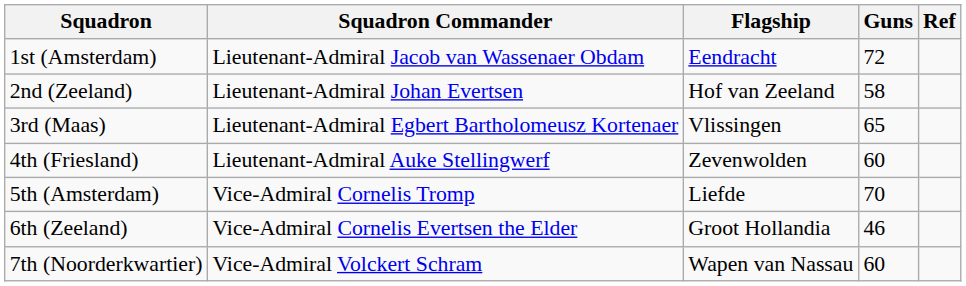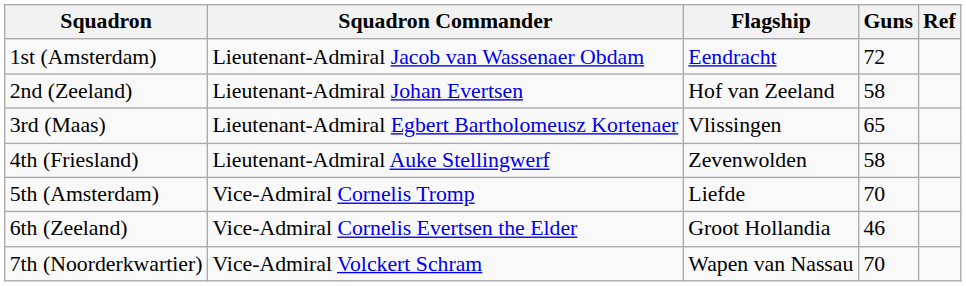(874, 159) 60 -> (874, 159) 58
(874, 263) 60 -> (874, 263) 70
